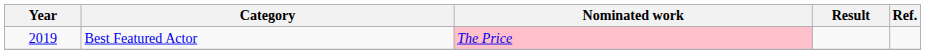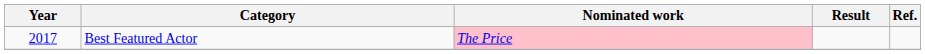(43, 37) 2019 -> (43, 37) 2017
